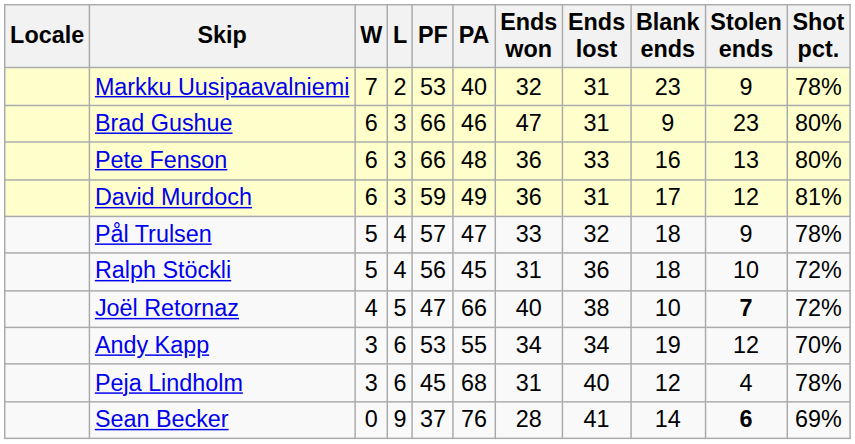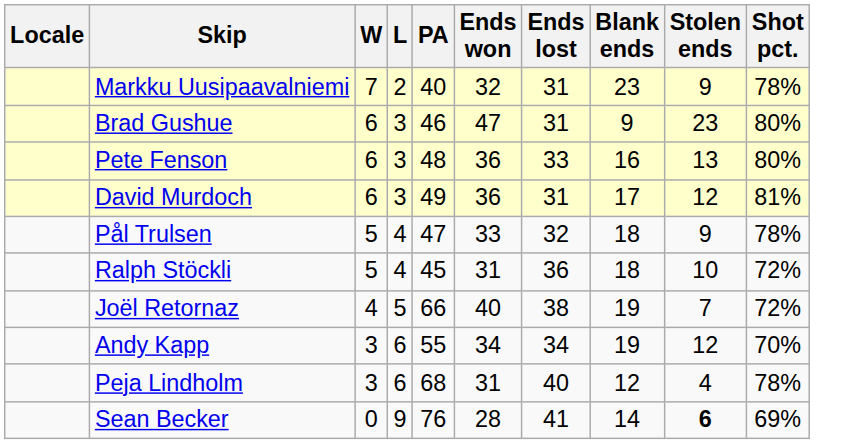- column: (433, 36)
(668, 308) 10 -> (627, 308) 19
(746, 308) bold -> (705, 308) normal
